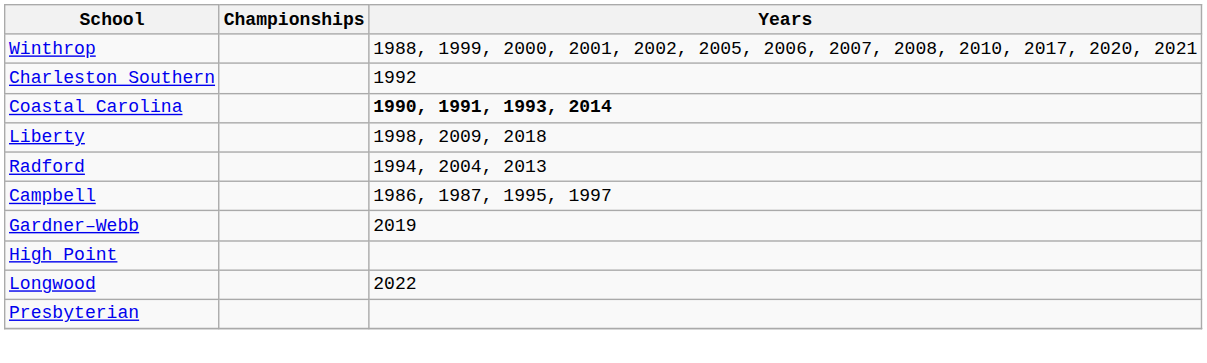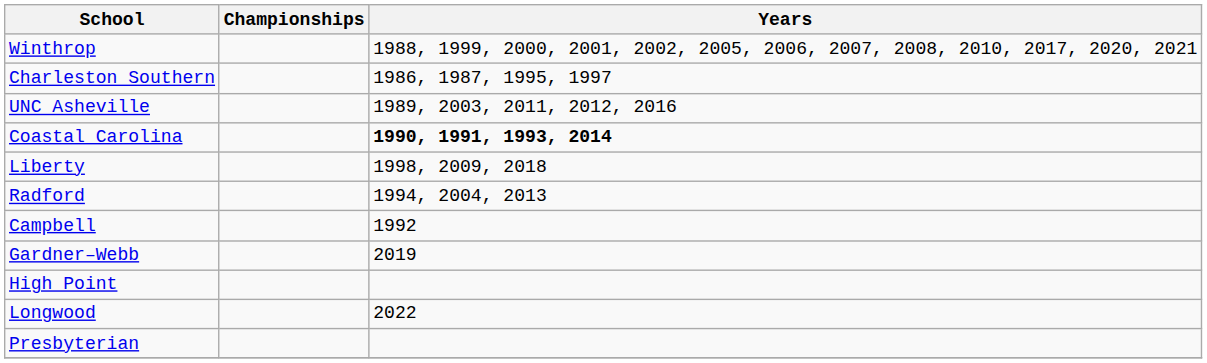(395, 78) 1992 -> (493, 78) 1986, 1987, 1995, 1997
+ row: (79, 108)
(493, 196) 1986, 1987, 1995, 1997 -> (395, 226) 1992
